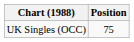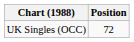(109, 29) 75 -> (109, 29) 72
